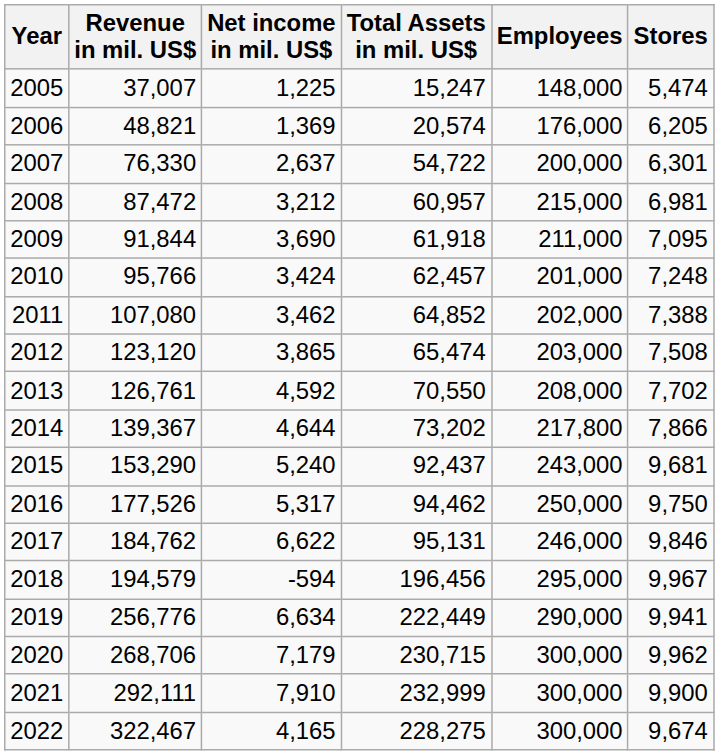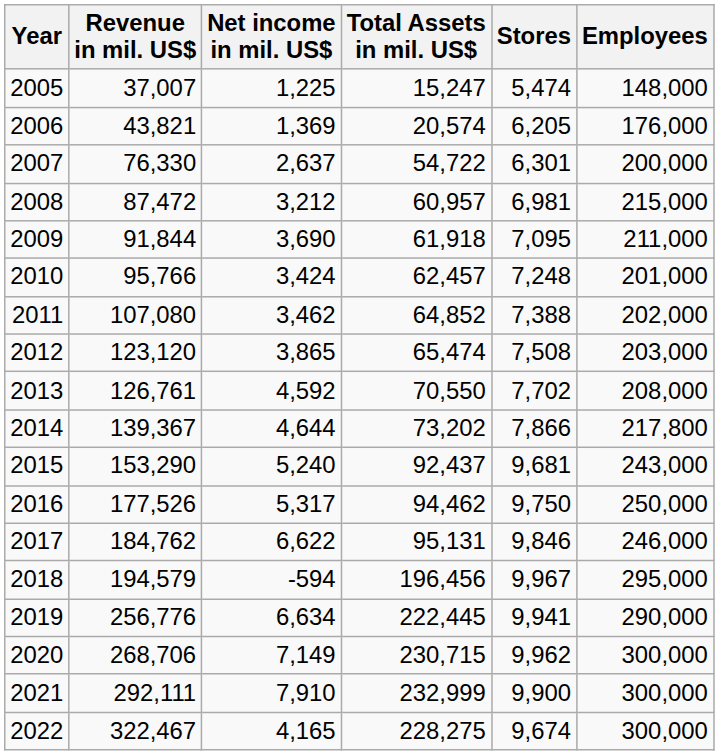columns swapped: (560, 36) <-> (671, 36)
(160, 125) 48,821 -> (160, 125) 43,821
(443, 617) 222,449 -> (443, 617) 222,445
(306, 655) 7,179 -> (306, 655) 7,149
